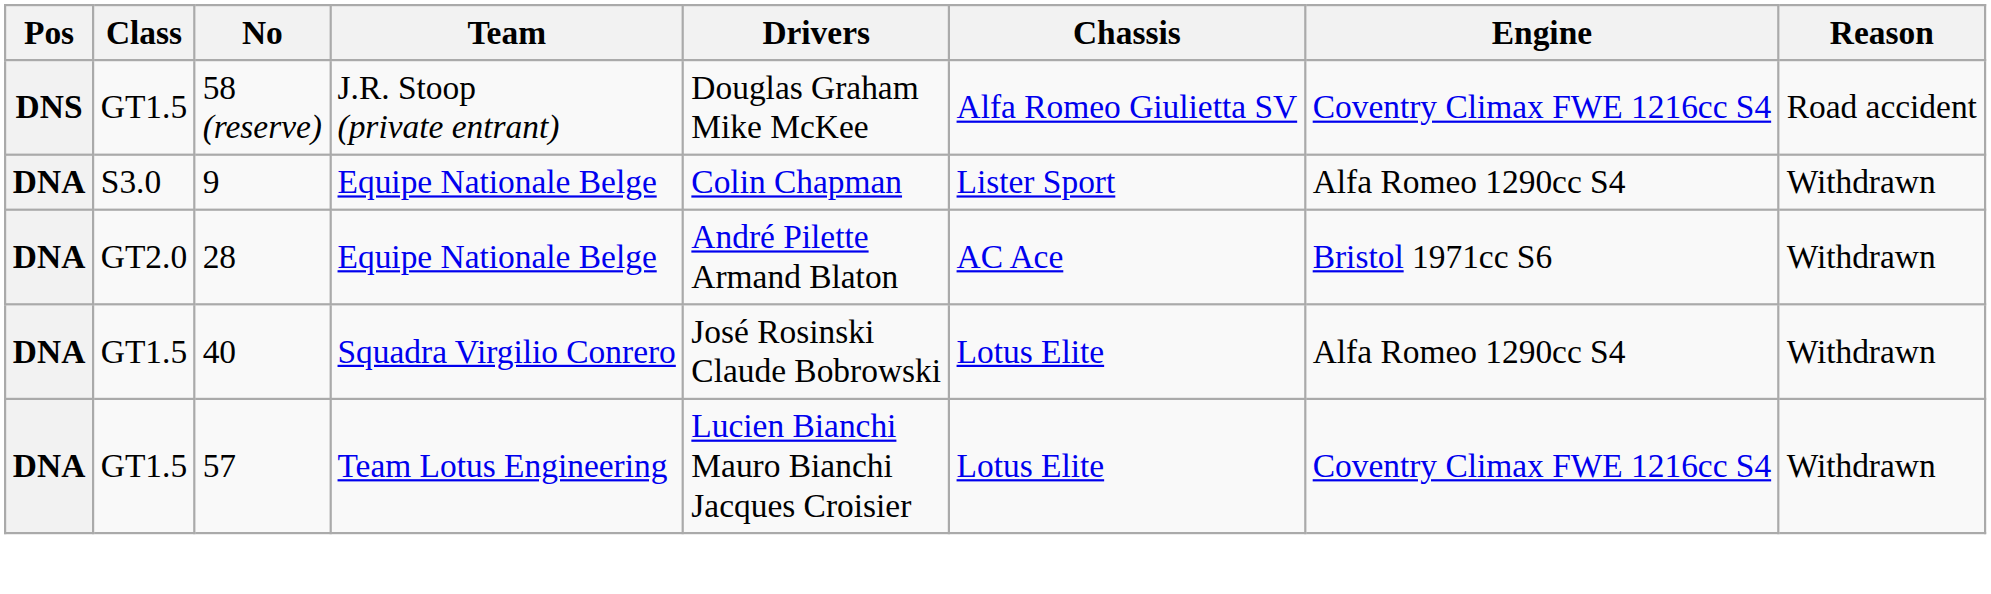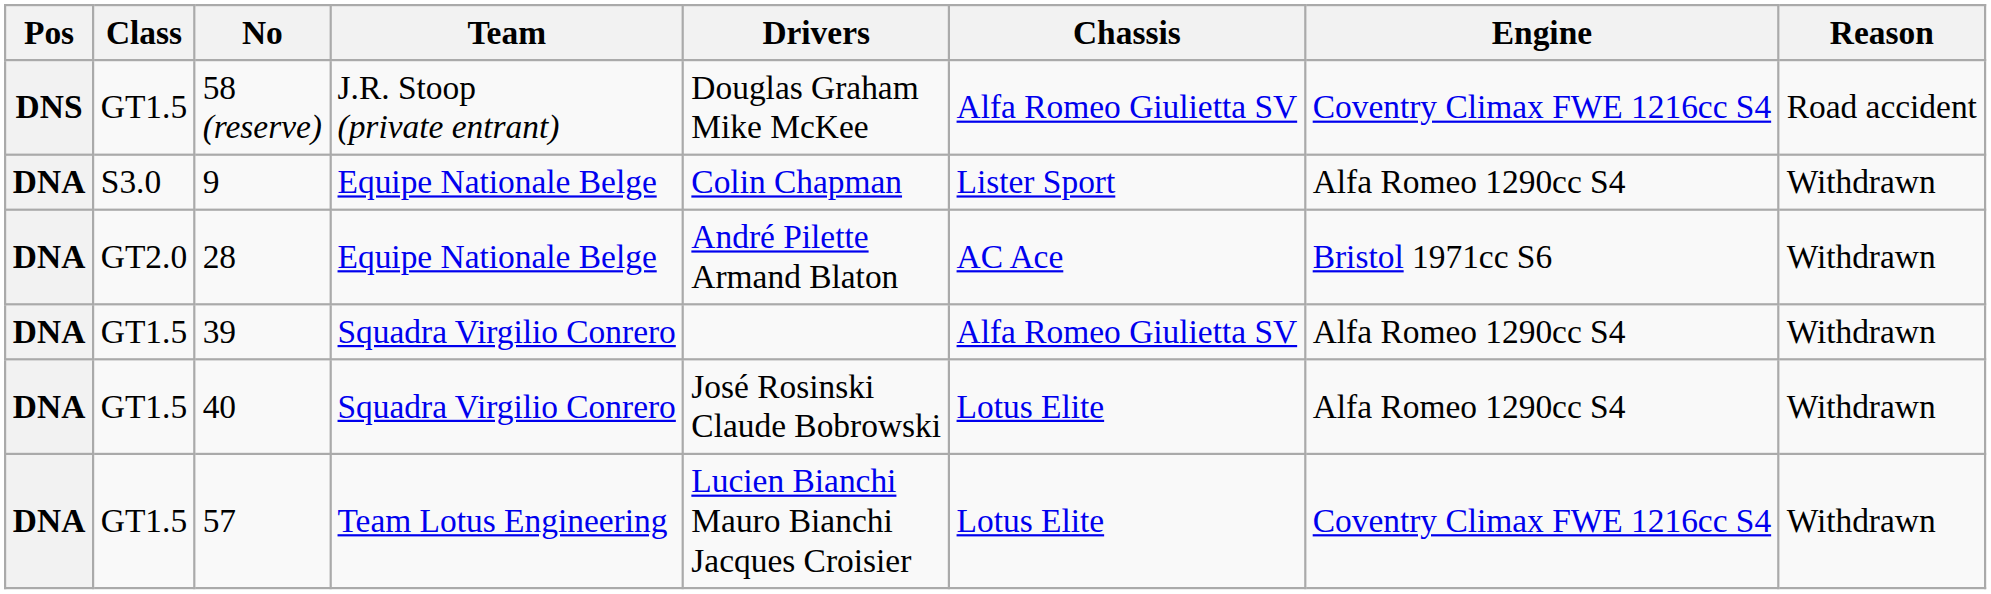+ row: (219, 332)
